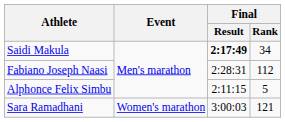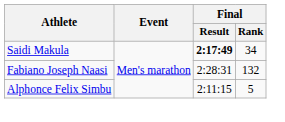(265, 70) 112 -> (251, 70) 132
- row: (45, 108)
